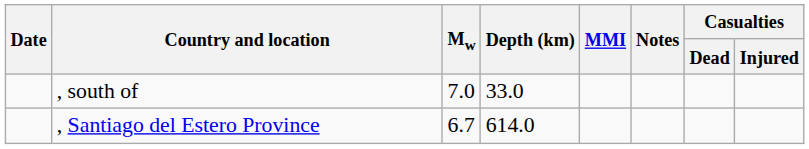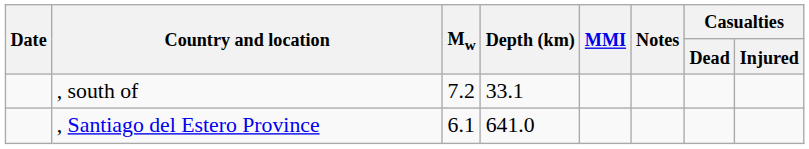(461, 90) 7.0 -> (461, 90) 7.2
(505, 90) 33.0 -> (505, 90) 33.1
(461, 125) 6.7 -> (461, 125) 6.1
(510, 125) 614.0 -> (510, 125) 641.0
